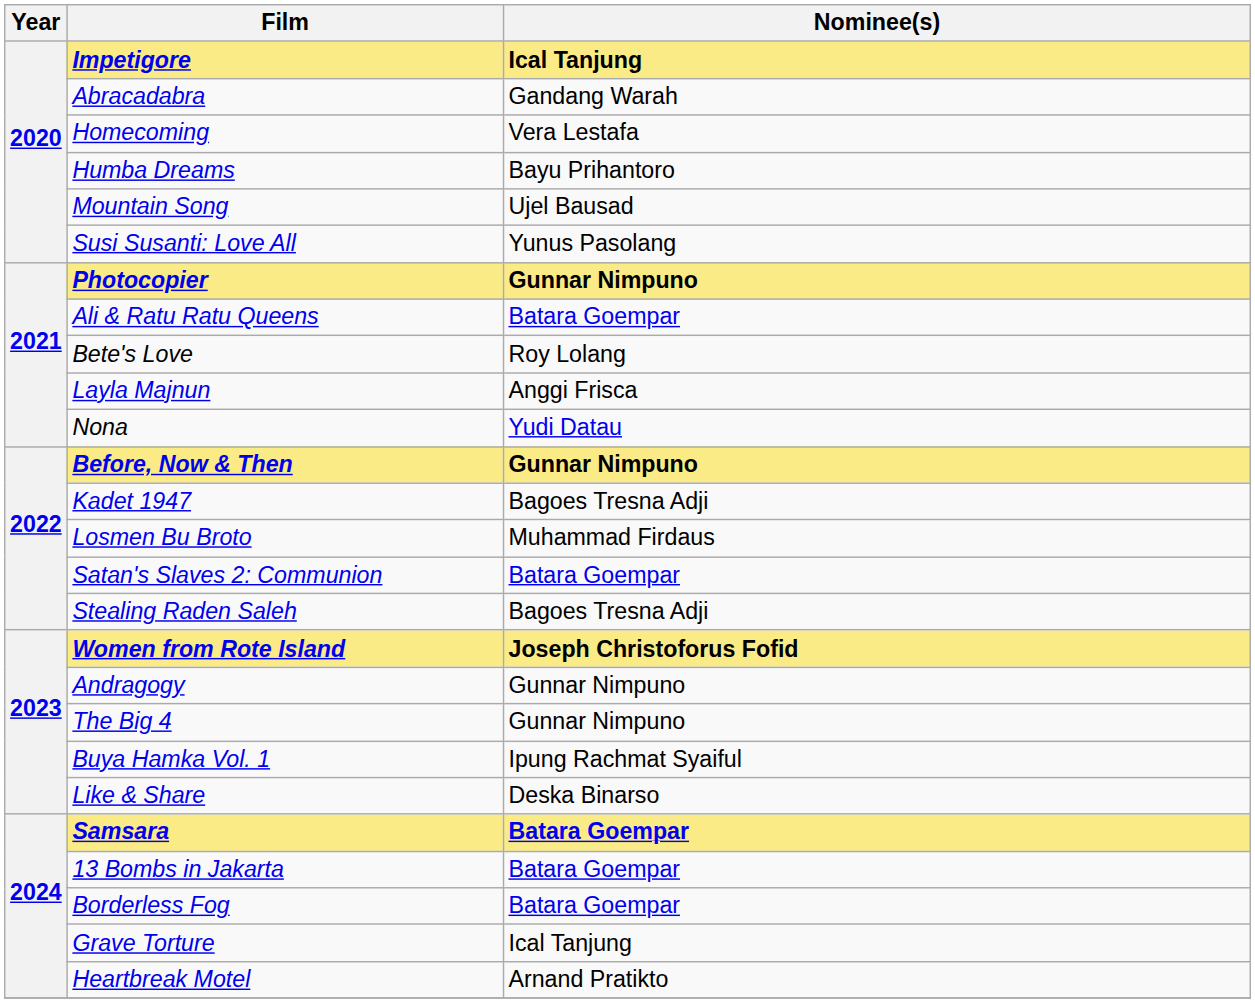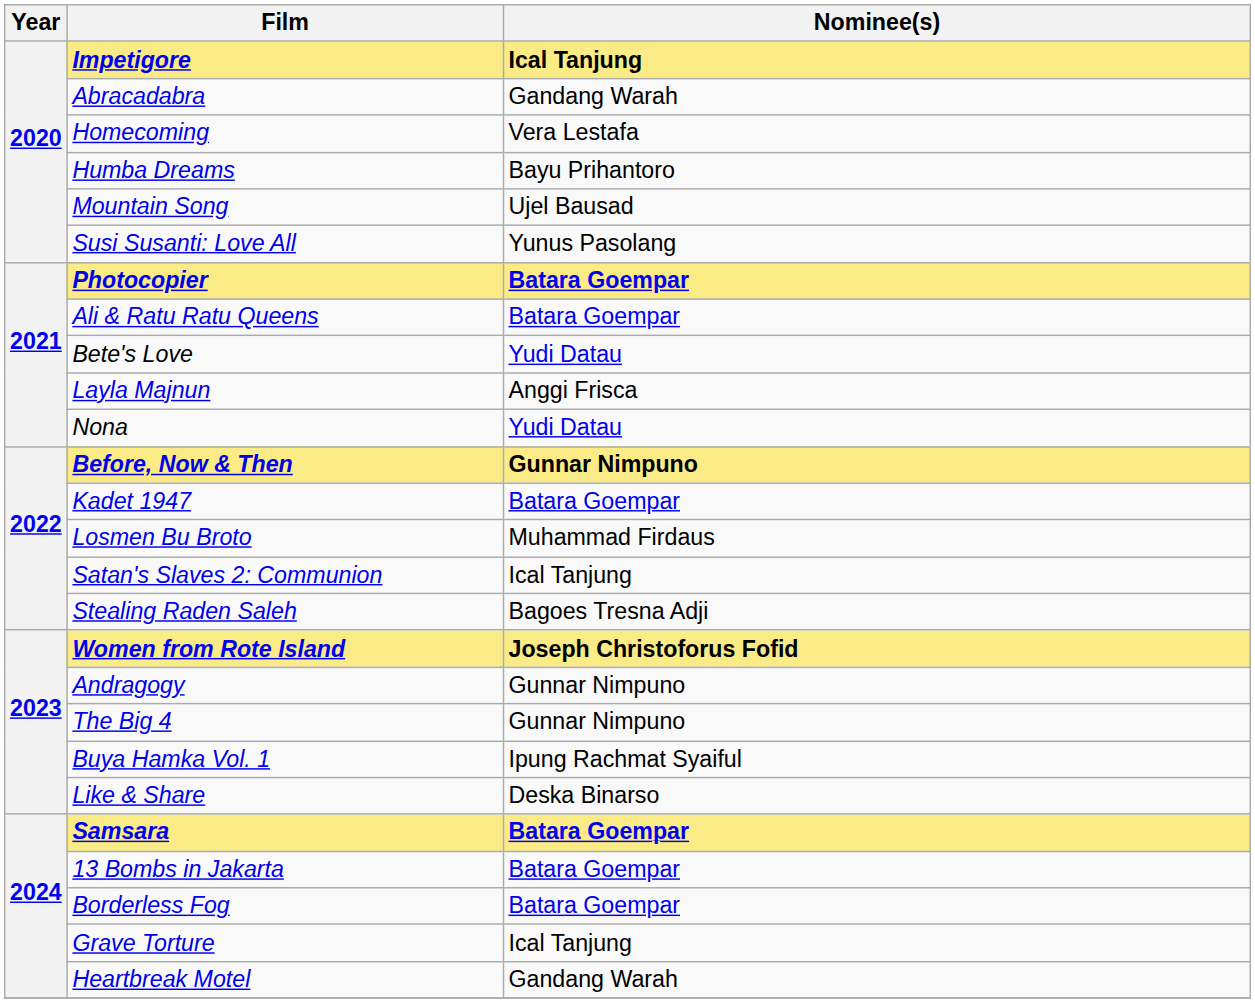(603, 280) Gunnar Nimpuno -> (599, 280) Batara Goempar
(567, 354) Roy Lolang -> (565, 354) Yudi Datau
(608, 501) Bagoes Tresna Adji -> (594, 501) Batara Goempar
(594, 574) Batara Goempar -> (570, 574) Ical Tanjung
(588, 979) Arnand Pratikto -> (593, 979) Gandang Warah
